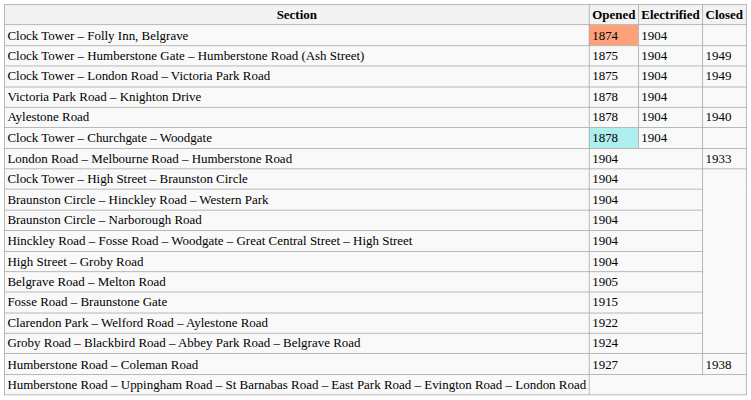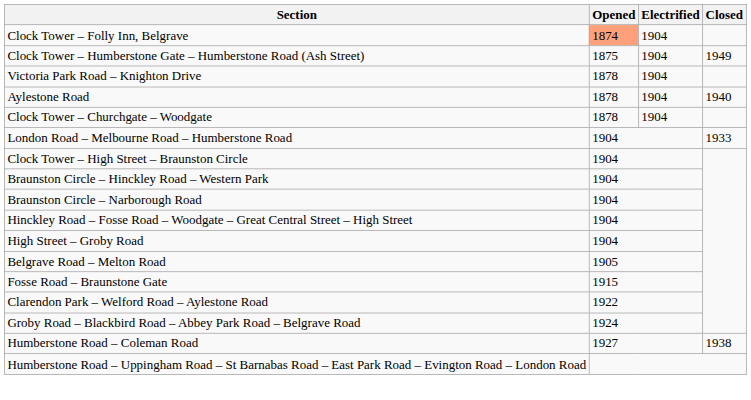- row: (139, 76)
(605, 138) paleturquoise background -> (605, 117) no background
